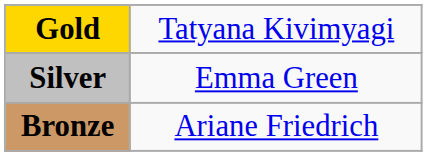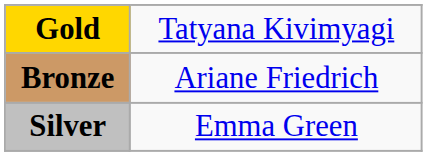rows swapped: (68, 77) <-> (68, 126)
